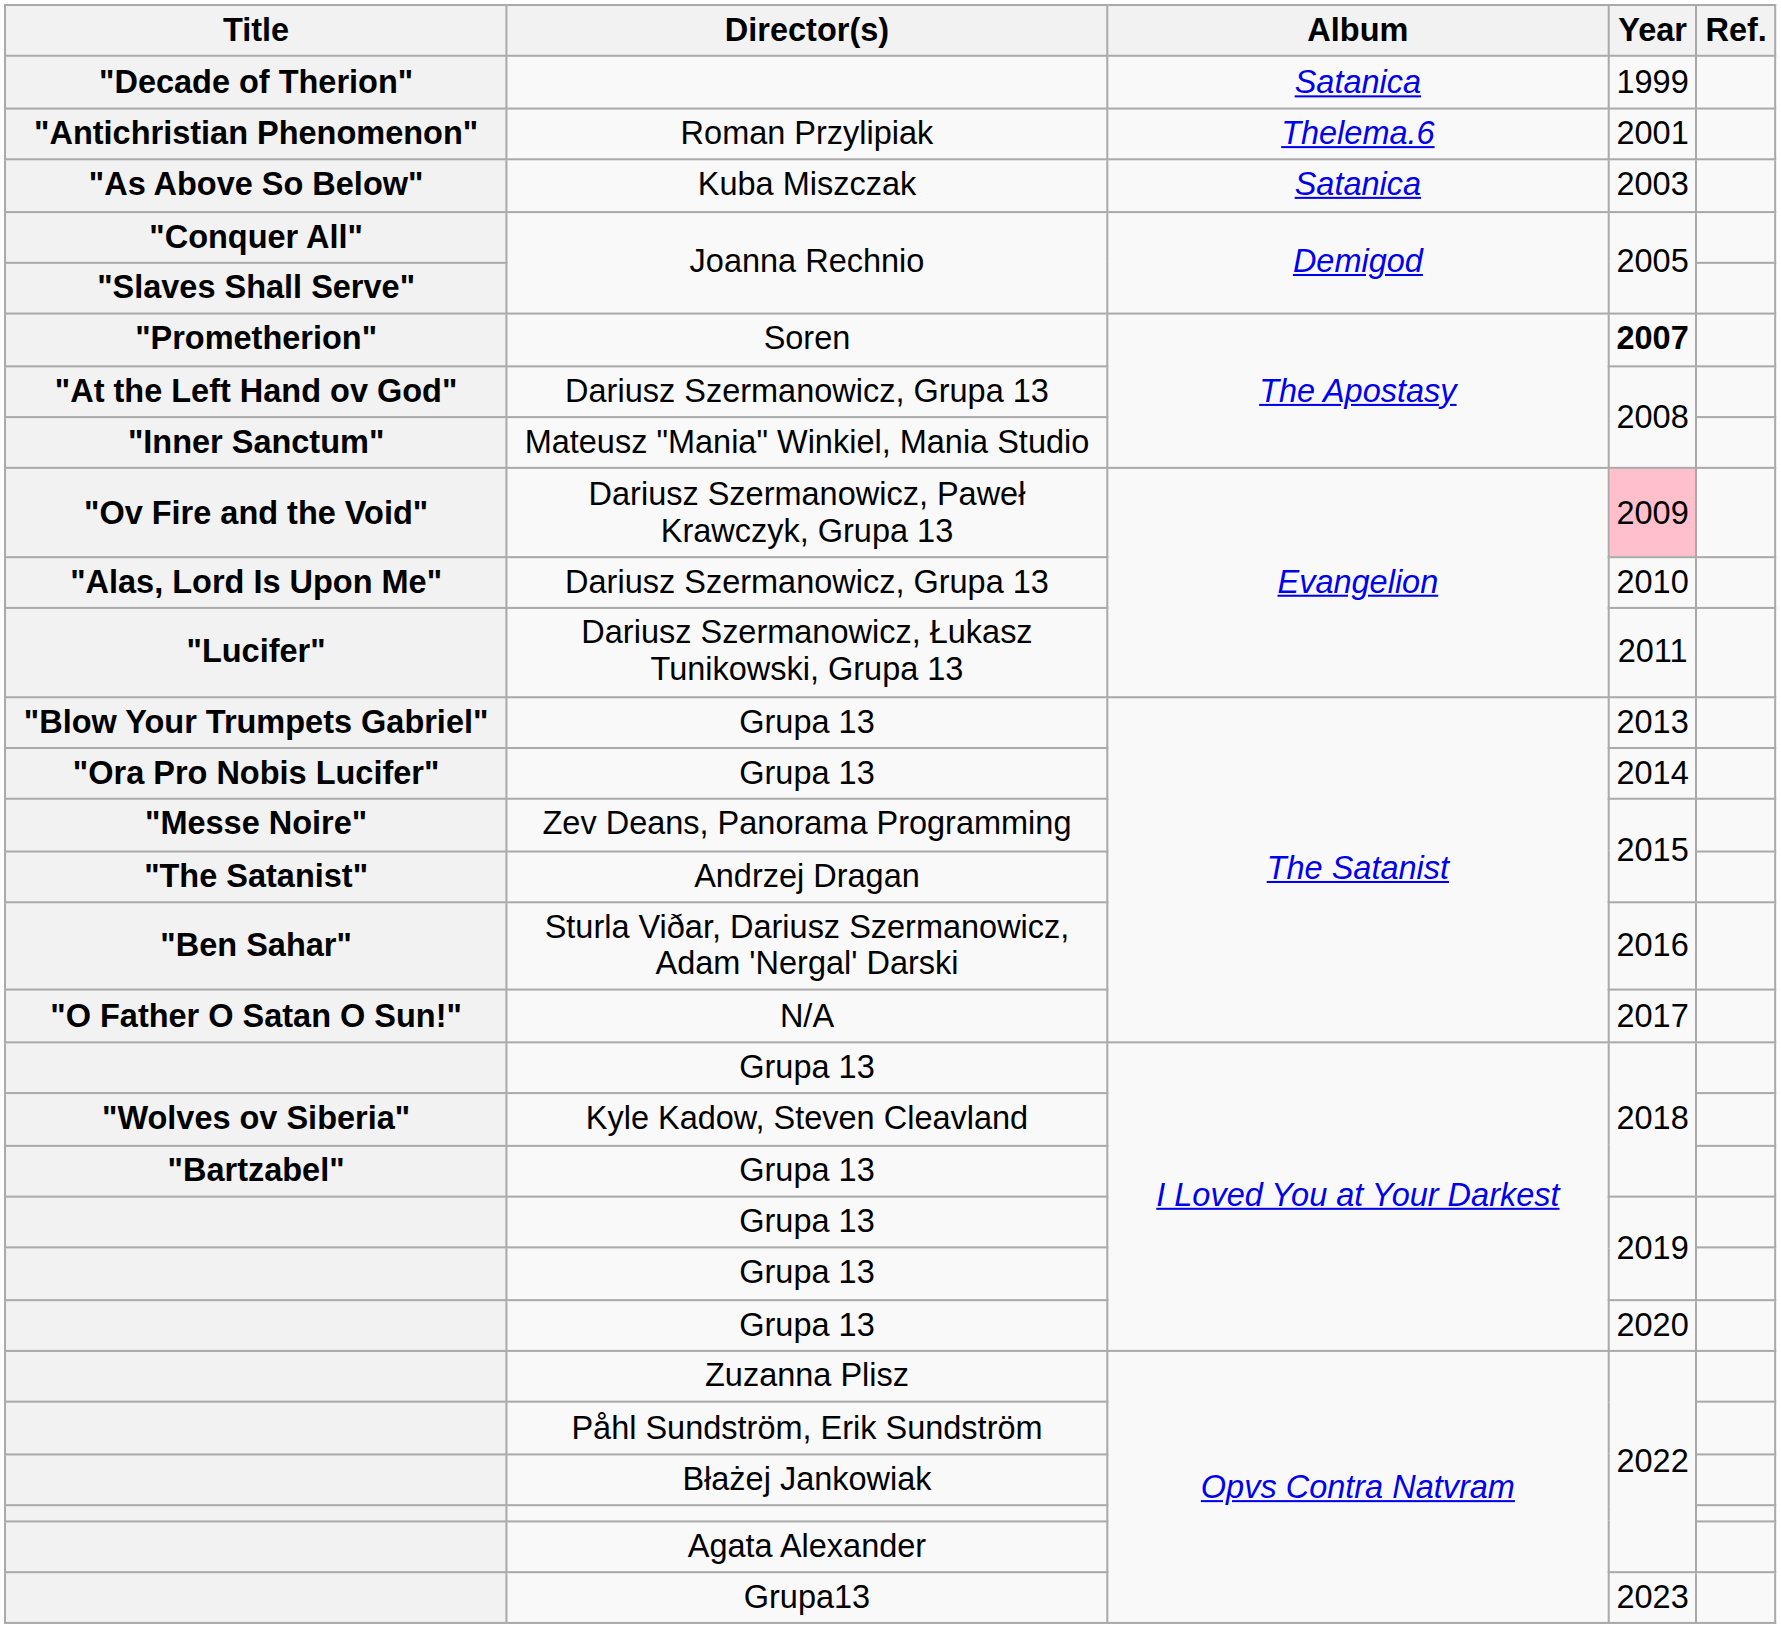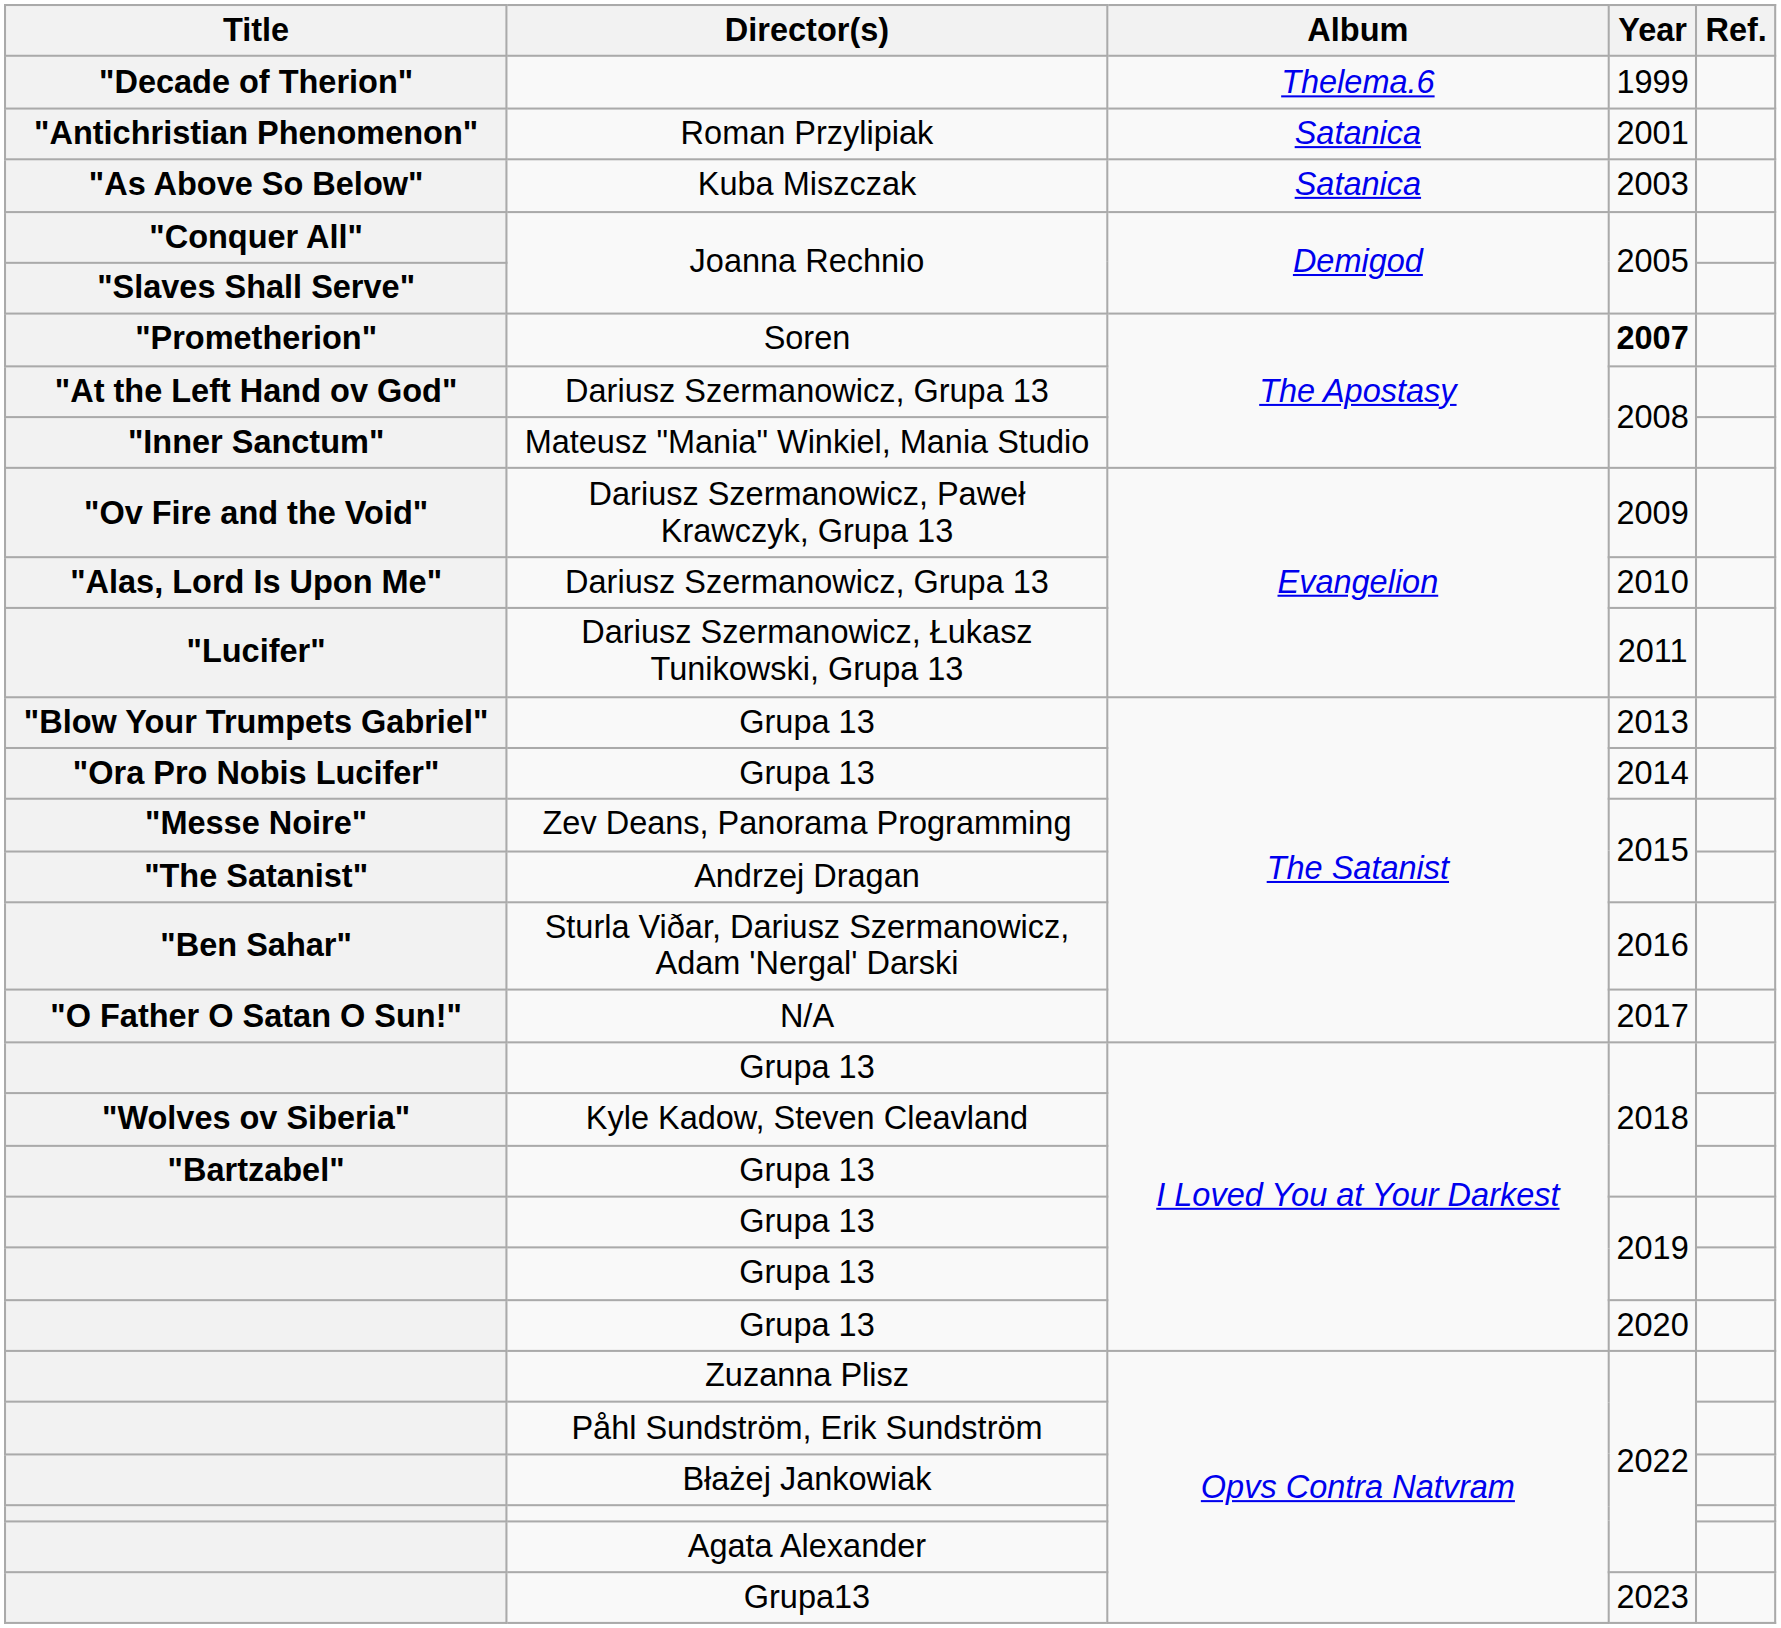(1358, 81) Satanica -> (1358, 81) Thelema.6
(1358, 133) Thelema.6 -> (1358, 133) Satanica
(1653, 512) pink background -> (1653, 512) no background
